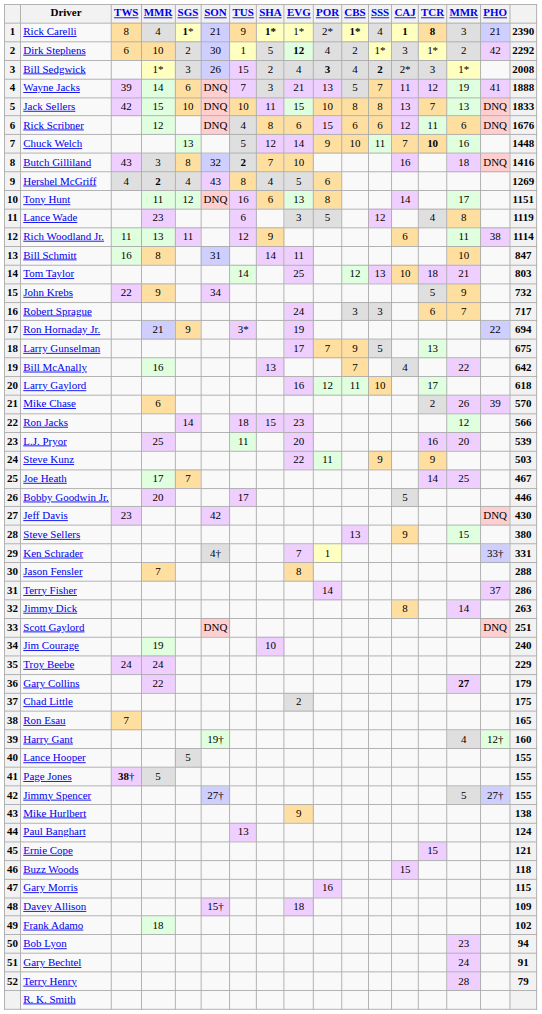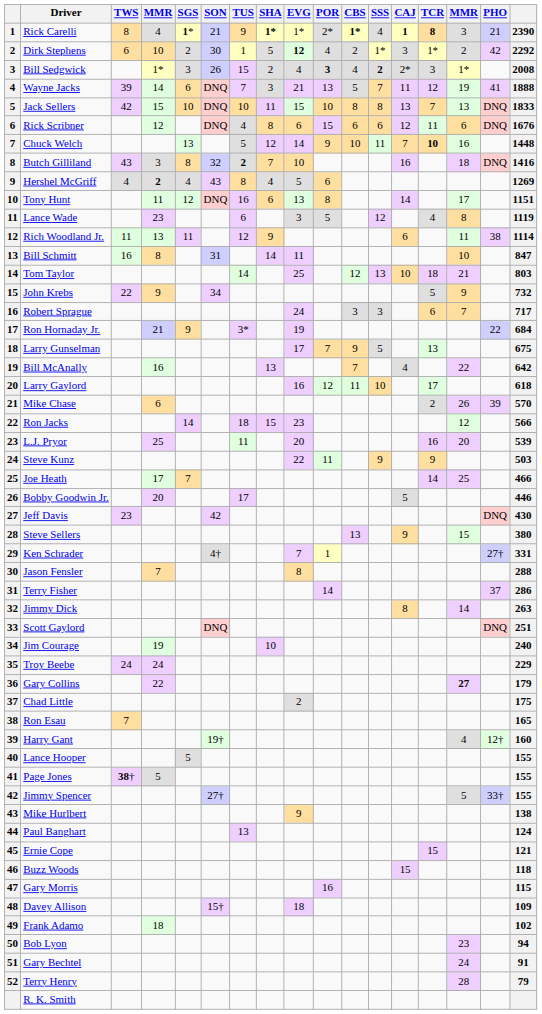(523, 330) 694 -> (523, 330) 684
(523, 479) 467 -> (523, 479) 466
(495, 553) 33† -> (495, 553) 27†
(495, 795) 27† -> (495, 795) 33†
